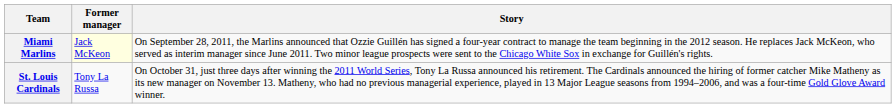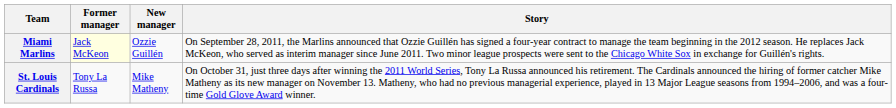+ column: (156, 19)
